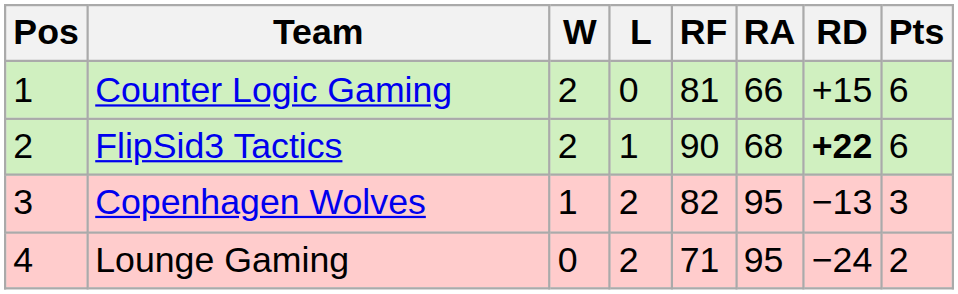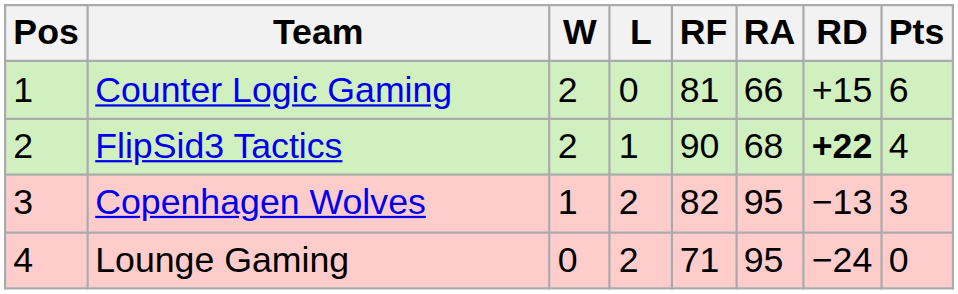(899, 145) 6 -> (899, 145) 4
(899, 259) 2 -> (899, 259) 0
